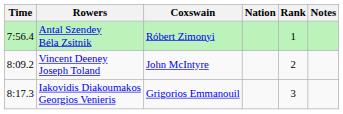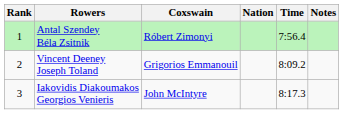columns swapped: (293, 13) <-> (20, 13)
(177, 65) John McIntyre -> (191, 65) Grigorios Emmanouil
(193, 94) Grigorios Emmanouil -> (175, 94) John McIntyre
